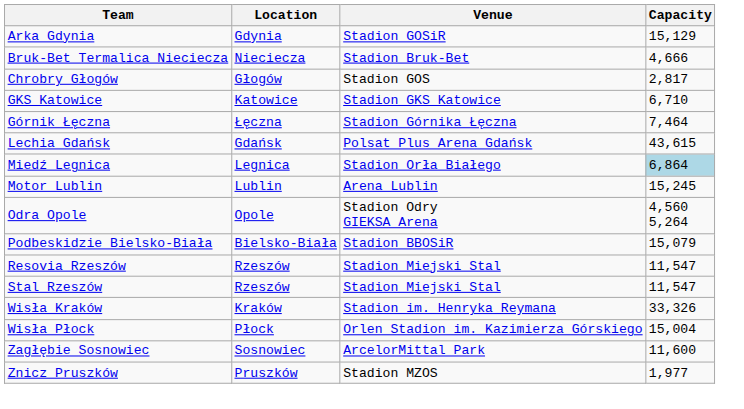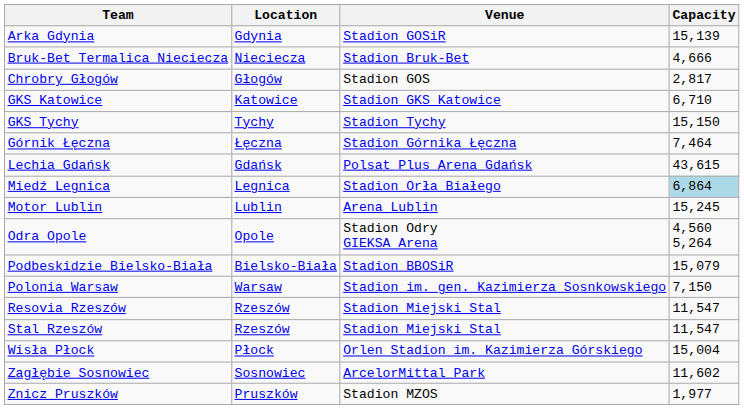(672, 37) 15,129 -> (696, 37) 15,139
+ row: (43, 122)
+ row: (63, 287)
- row: (55, 309)
(672, 351) 11,600 -> (696, 373) 11,602
